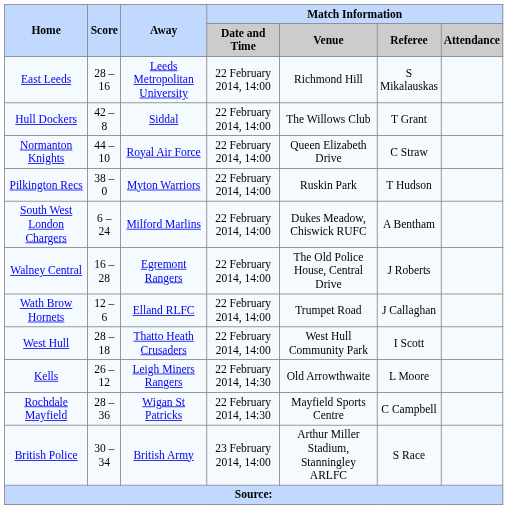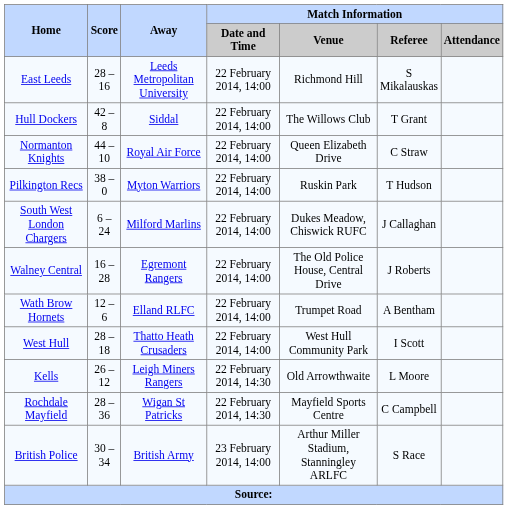(409, 224) A Bentham -> (409, 224) J Callaghan
(409, 310) J Callaghan -> (409, 310) A Bentham
